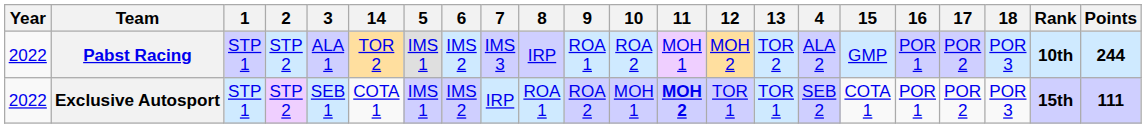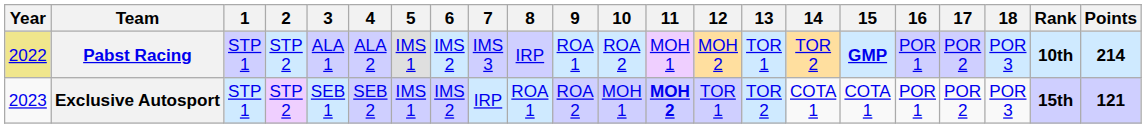columns swapped: (819, 18) <-> (376, 18)
(28, 54) no background -> (28, 54) khaki background
(776, 54) TOR 2 -> (764, 54) TOR 1
(868, 54) normal -> (868, 54) bold
(1111, 54) 244 -> (1111, 54) 214
(28, 100) 2022 -> (28, 100) 2023
(776, 100) TOR 1 -> (764, 100) TOR 2
(1111, 100) 111 -> (1111, 100) 121
